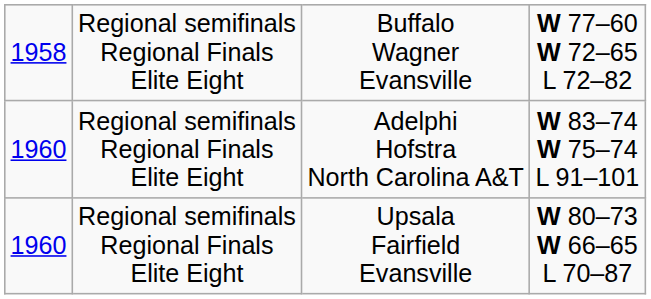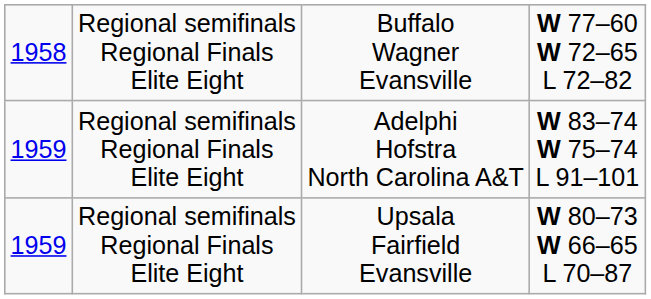(39, 149) 1960 -> (39, 149) 1959
(39, 245) 1960 -> (39, 245) 1959
